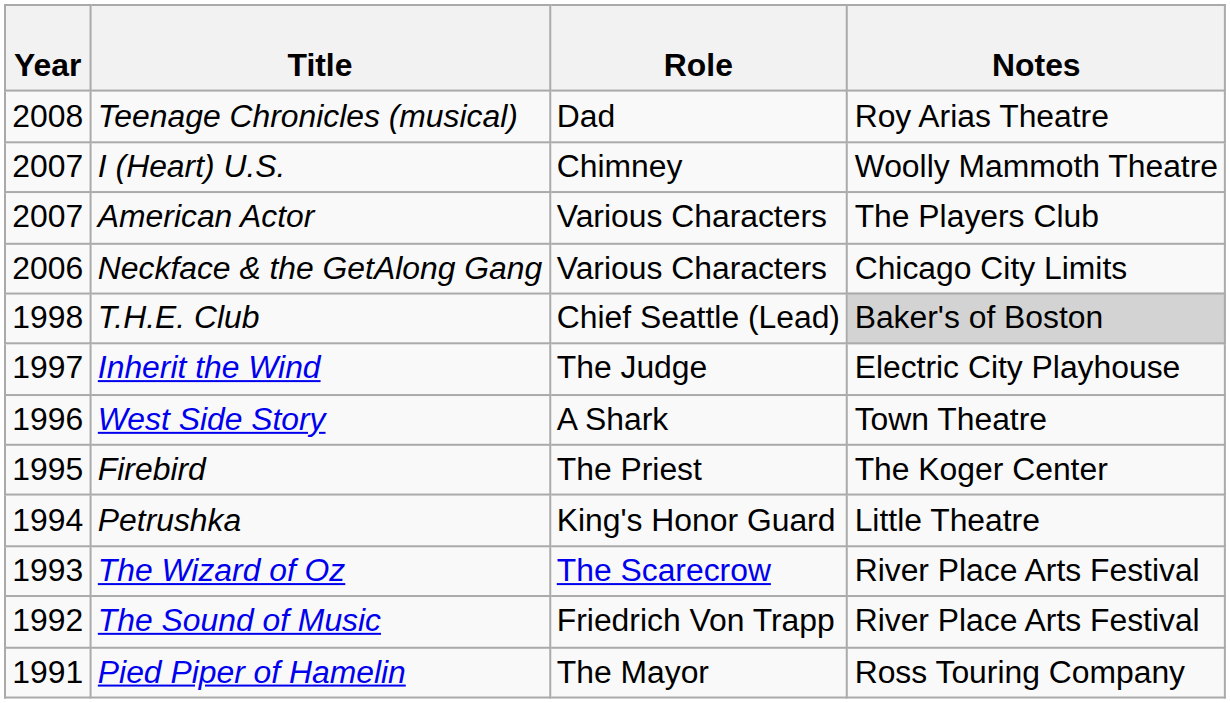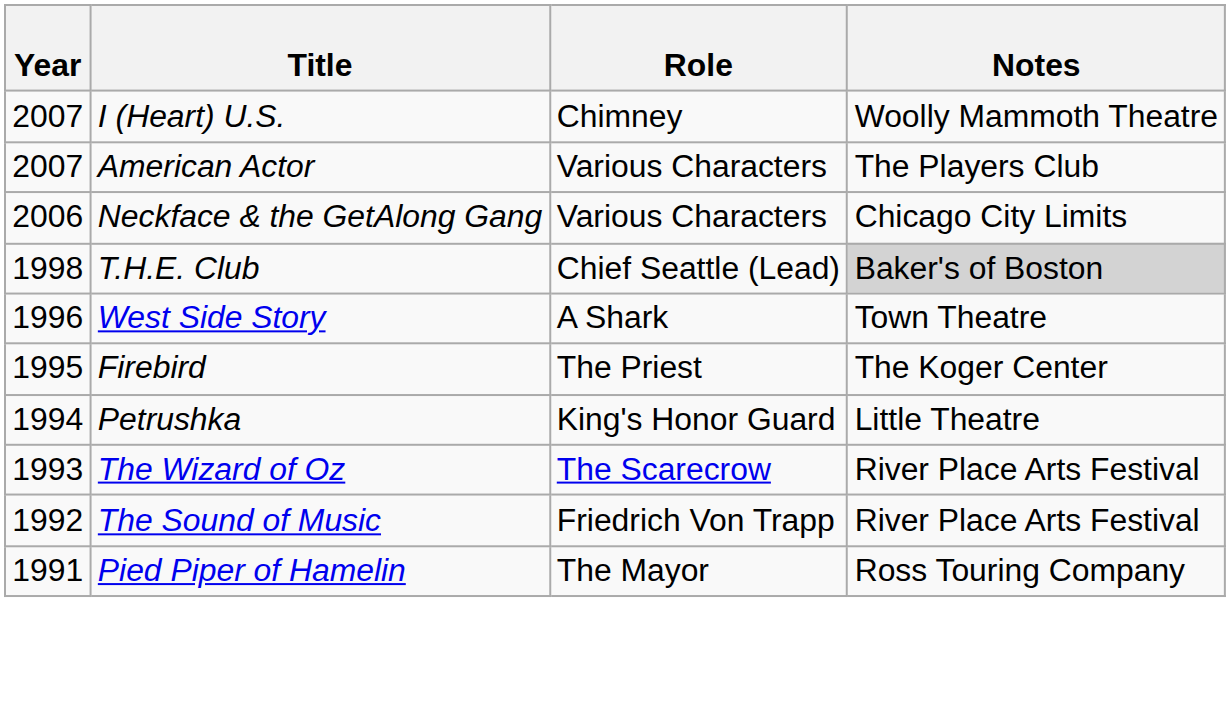- row: (308, 116)
- row: (209, 368)
